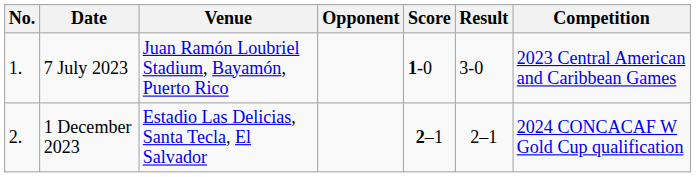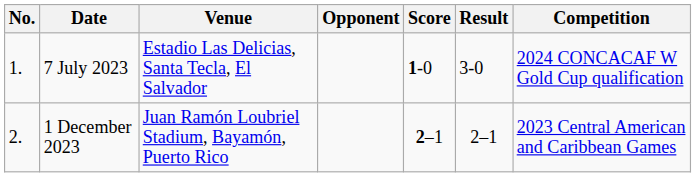(221, 67) Juan Ramón Loubriel Stadium, Bayamón, Puerto Rico -> (219, 67) Estadio Las Delicias, Santa Tecla, El Salvador
(601, 67) 2023 Central American and Caribbean Games -> (600, 67) 2024 CONCACAF W Gold Cup qualification
(219, 137) Estadio Las Delicias, Santa Tecla, El Salvador -> (221, 137) Juan Ramón Loubriel Stadium, Bayamón, Puerto Rico
(600, 137) 2024 CONCACAF W Gold Cup qualification -> (601, 137) 2023 Central American and Caribbean Games
